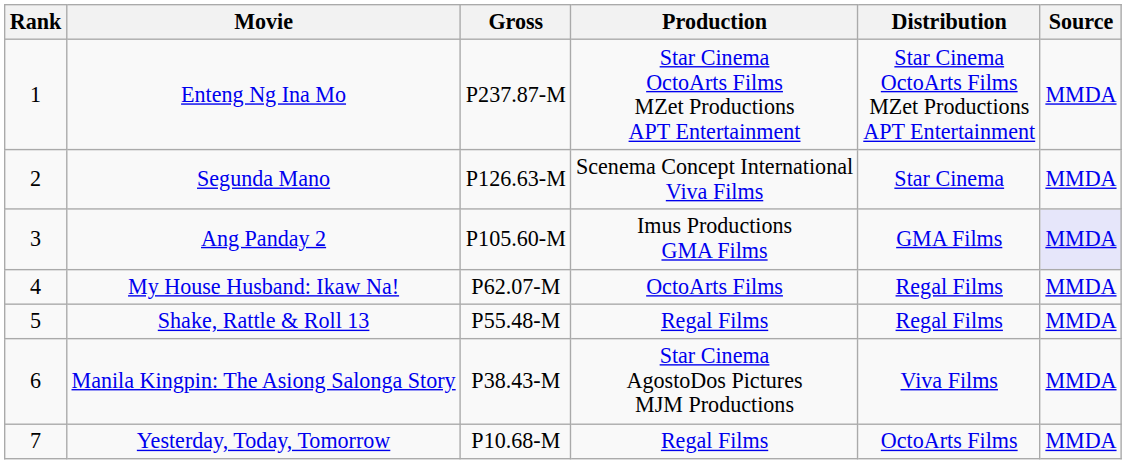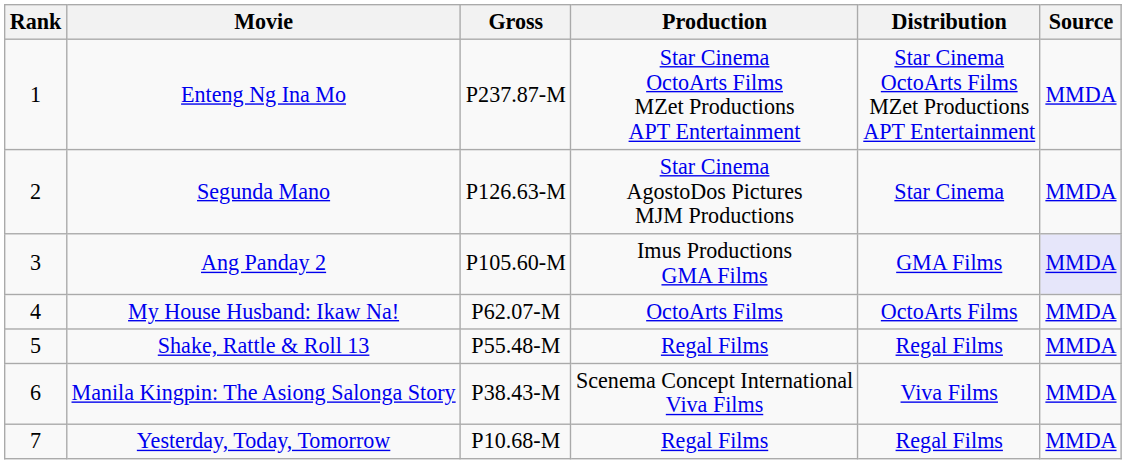(715, 178) Scenema Concept International Viva Films -> (715, 191) Star Cinema AgostoDos Pictures MJM Productions
(949, 286) Regal Films -> (949, 311) OctoArts Films
(715, 381) Star Cinema AgostoDos Pictures MJM Productions -> (715, 393) Scenema Concept International Viva Films
(949, 441) OctoArts Films -> (949, 441) Regal Films
